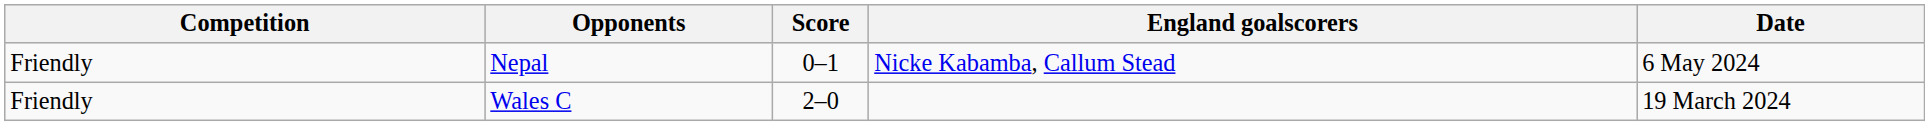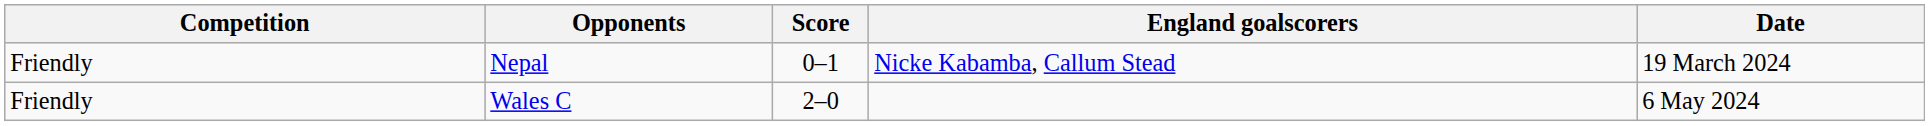(1701, 62) 6 May 2024 -> (1716, 62) 19 March 2024
(1716, 100) 19 March 2024 -> (1701, 100) 6 May 2024
